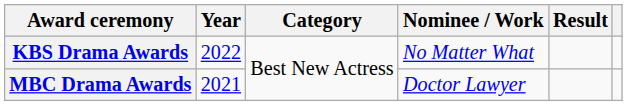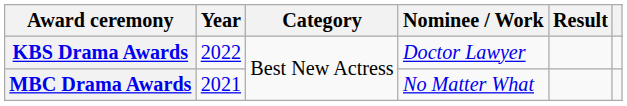(469, 52) No Matter What -> (464, 52) Doctor Lawyer
(464, 84) Doctor Lawyer -> (469, 84) No Matter What
